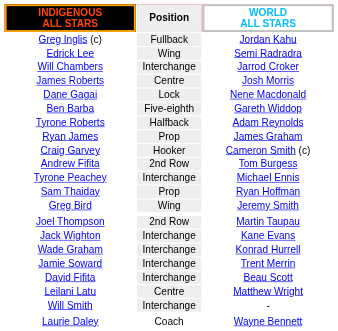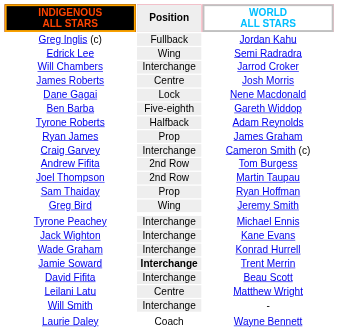(169, 150) Hooker -> (169, 150) Interchange
rows swapped: (70, 222) <-> (70, 178)
(169, 264) normal -> (169, 264) bold
